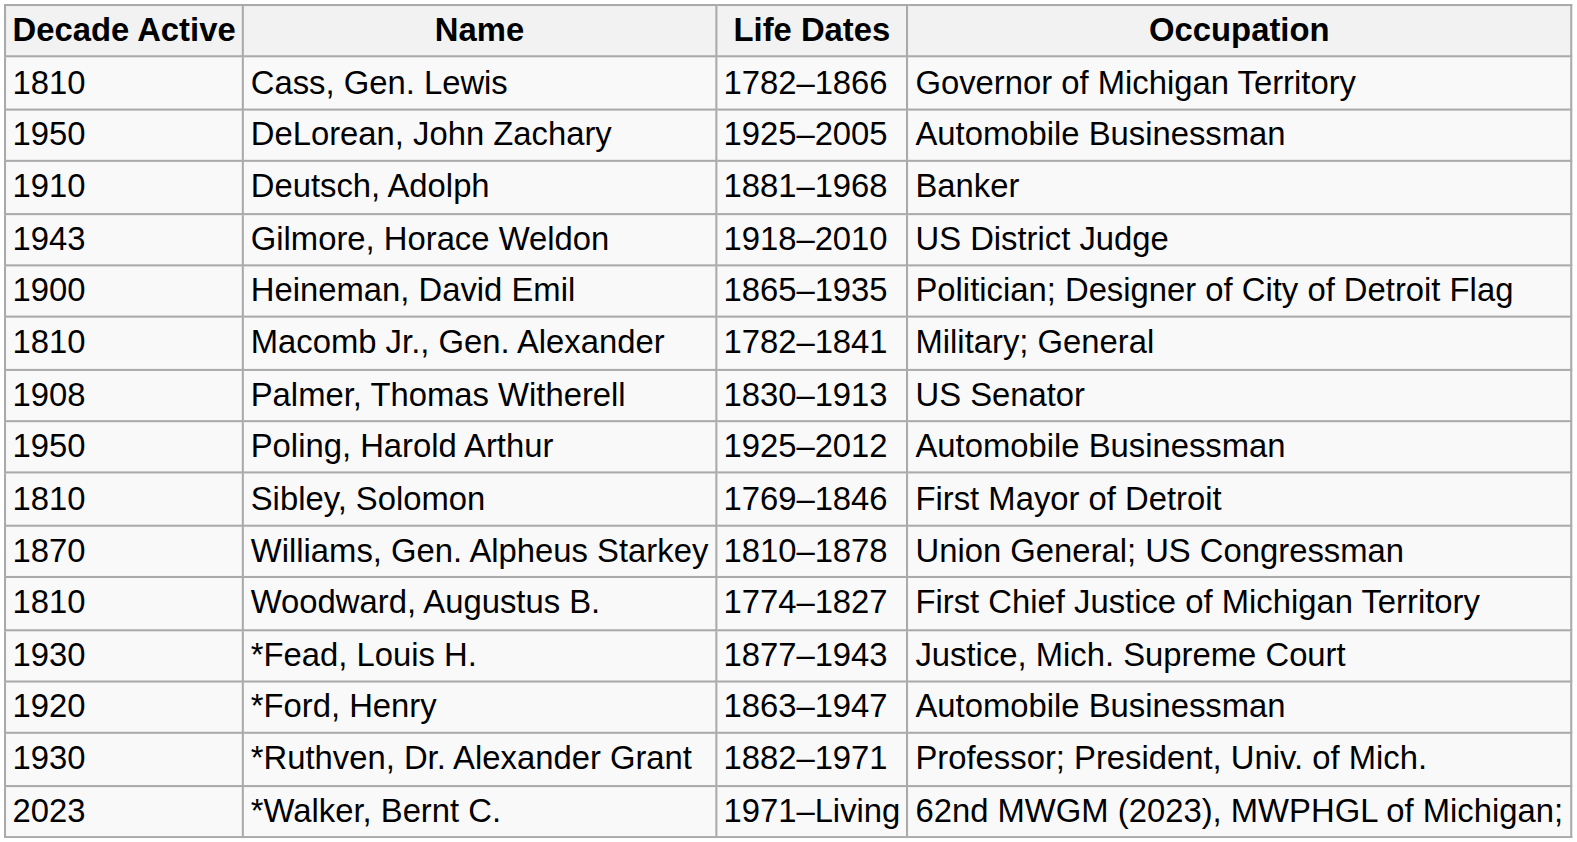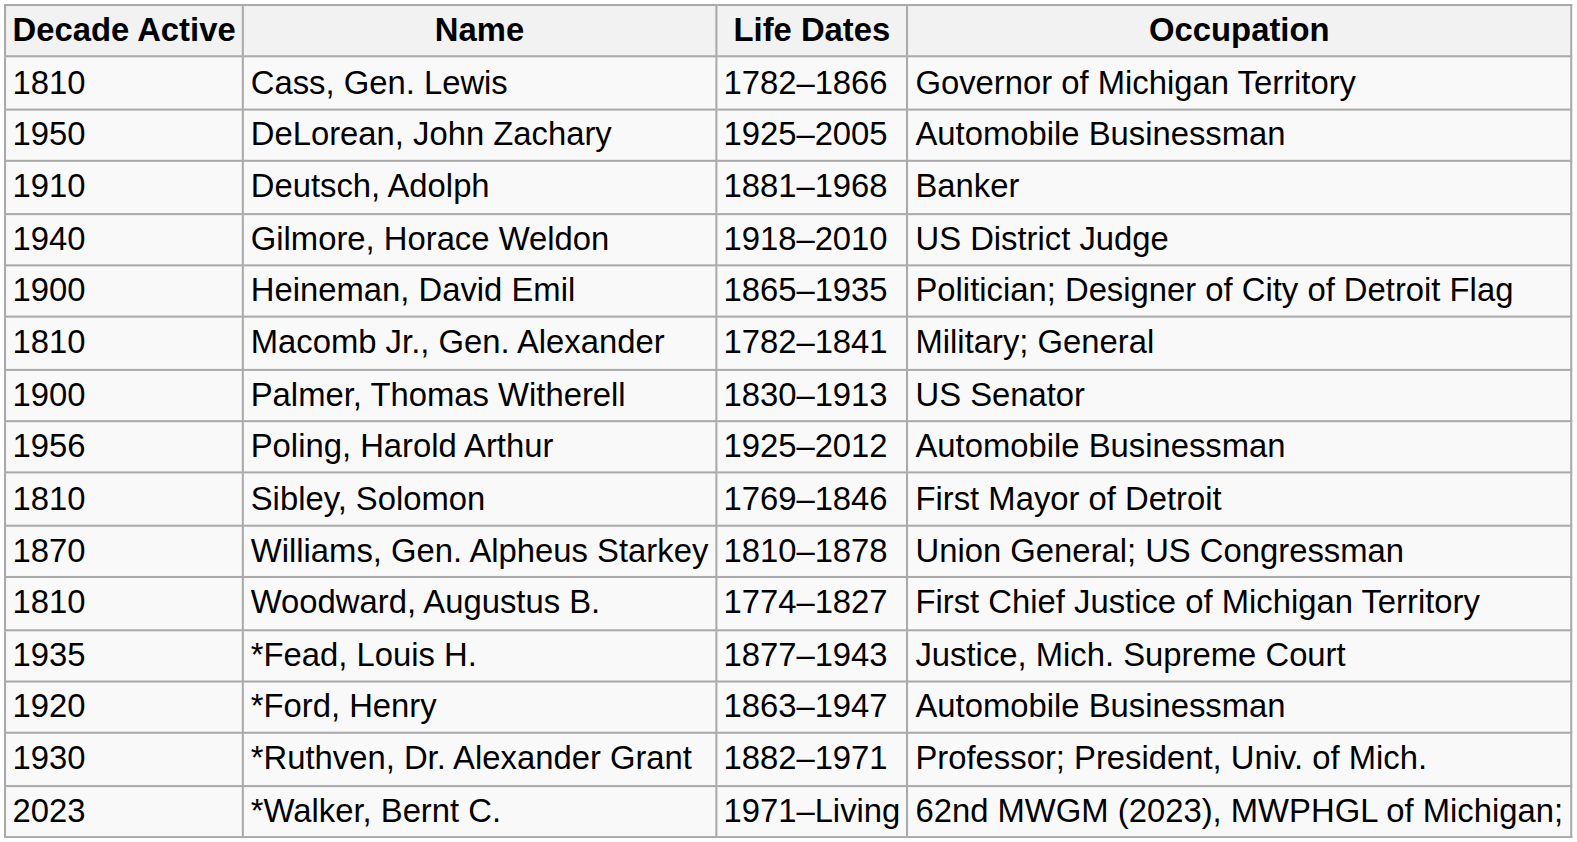(49, 238) 1943 -> (49, 238) 1940
(49, 394) 1908 -> (49, 394) 1900
(49, 446) 1950 -> (49, 446) 1956
(49, 654) 1930 -> (49, 654) 1935
